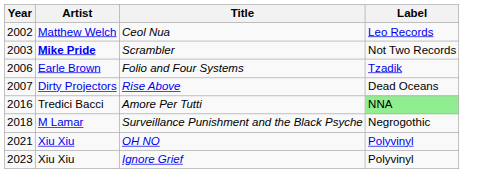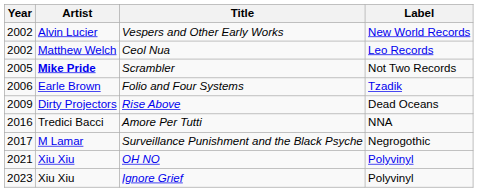+ row: (203, 31)
(20, 50) 2003 -> (20, 68) 2005
(20, 86) 2007 -> (20, 104) 2009
(380, 104) lightgreen background -> (380, 123) no background
(20, 123) 2018 -> (20, 141) 2017
